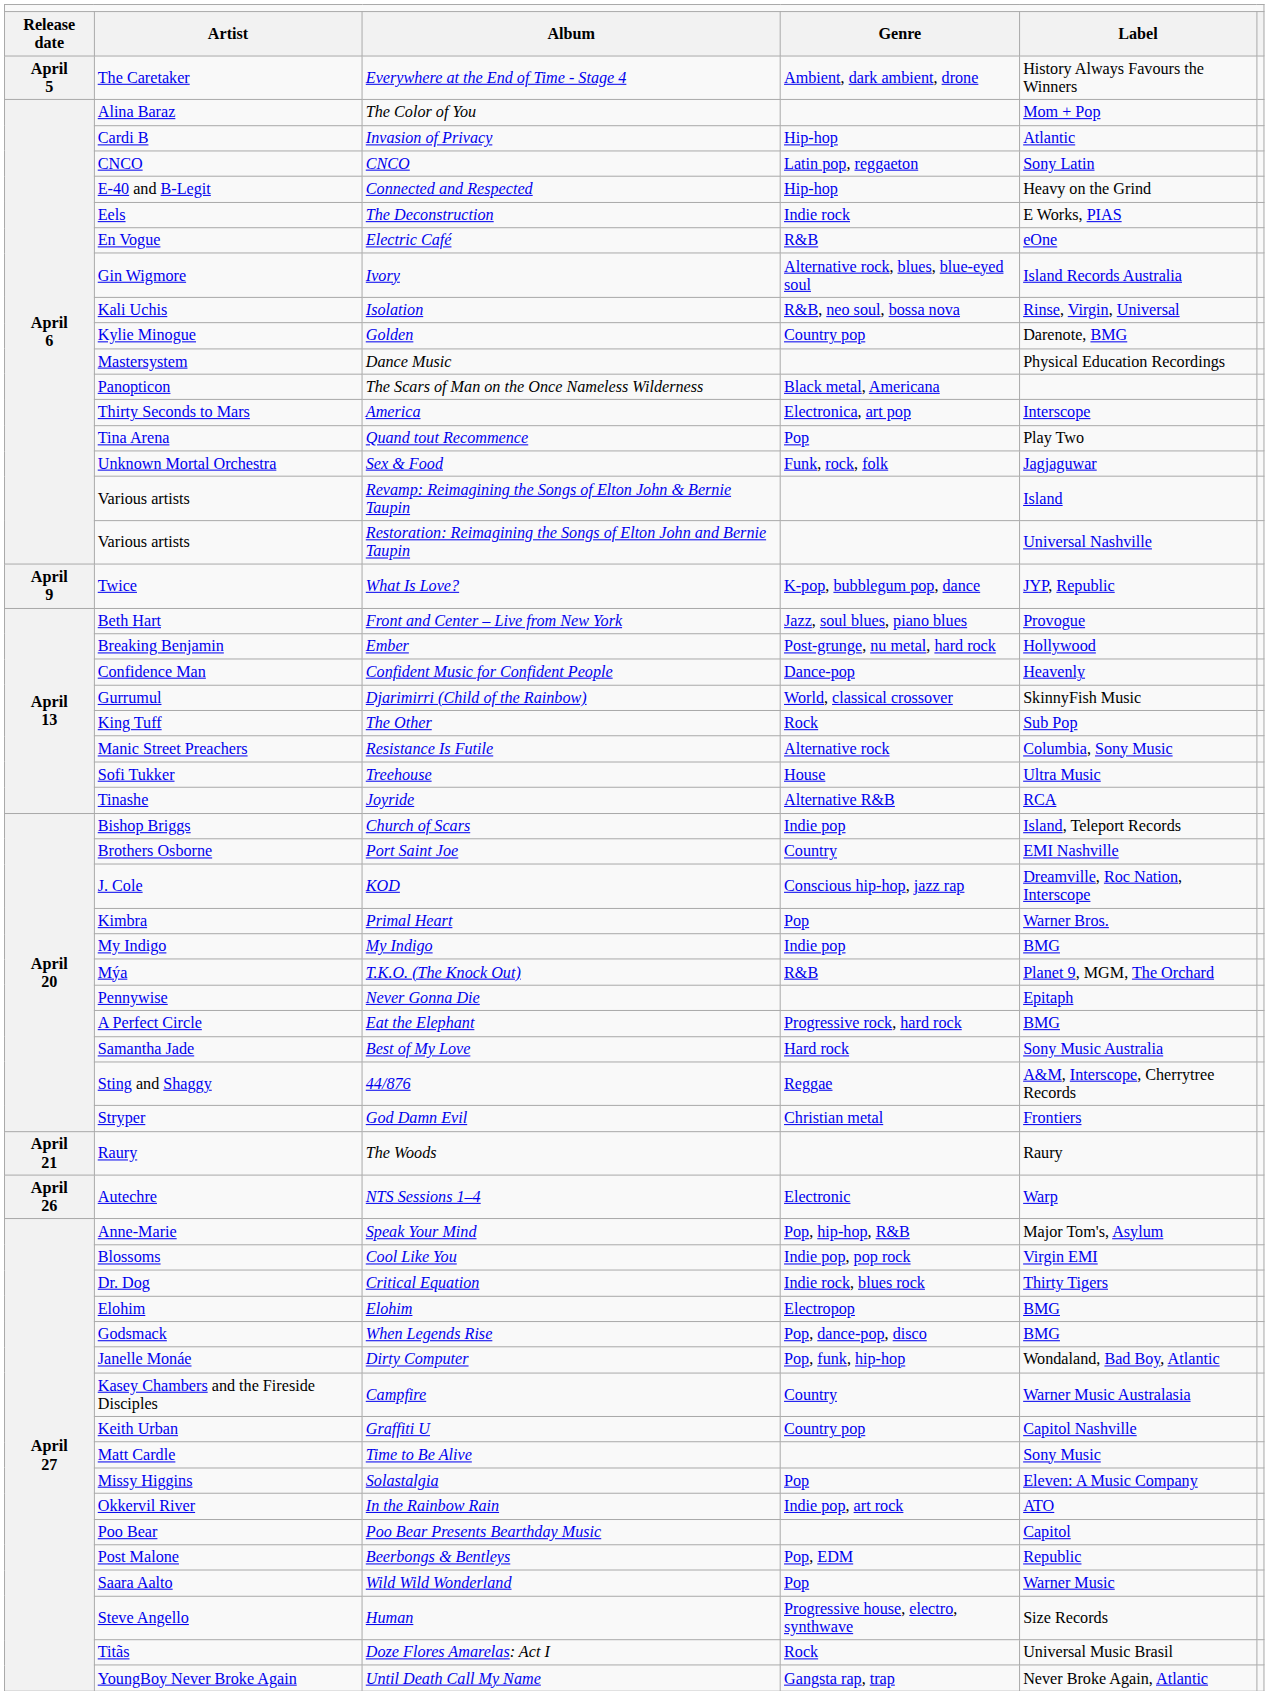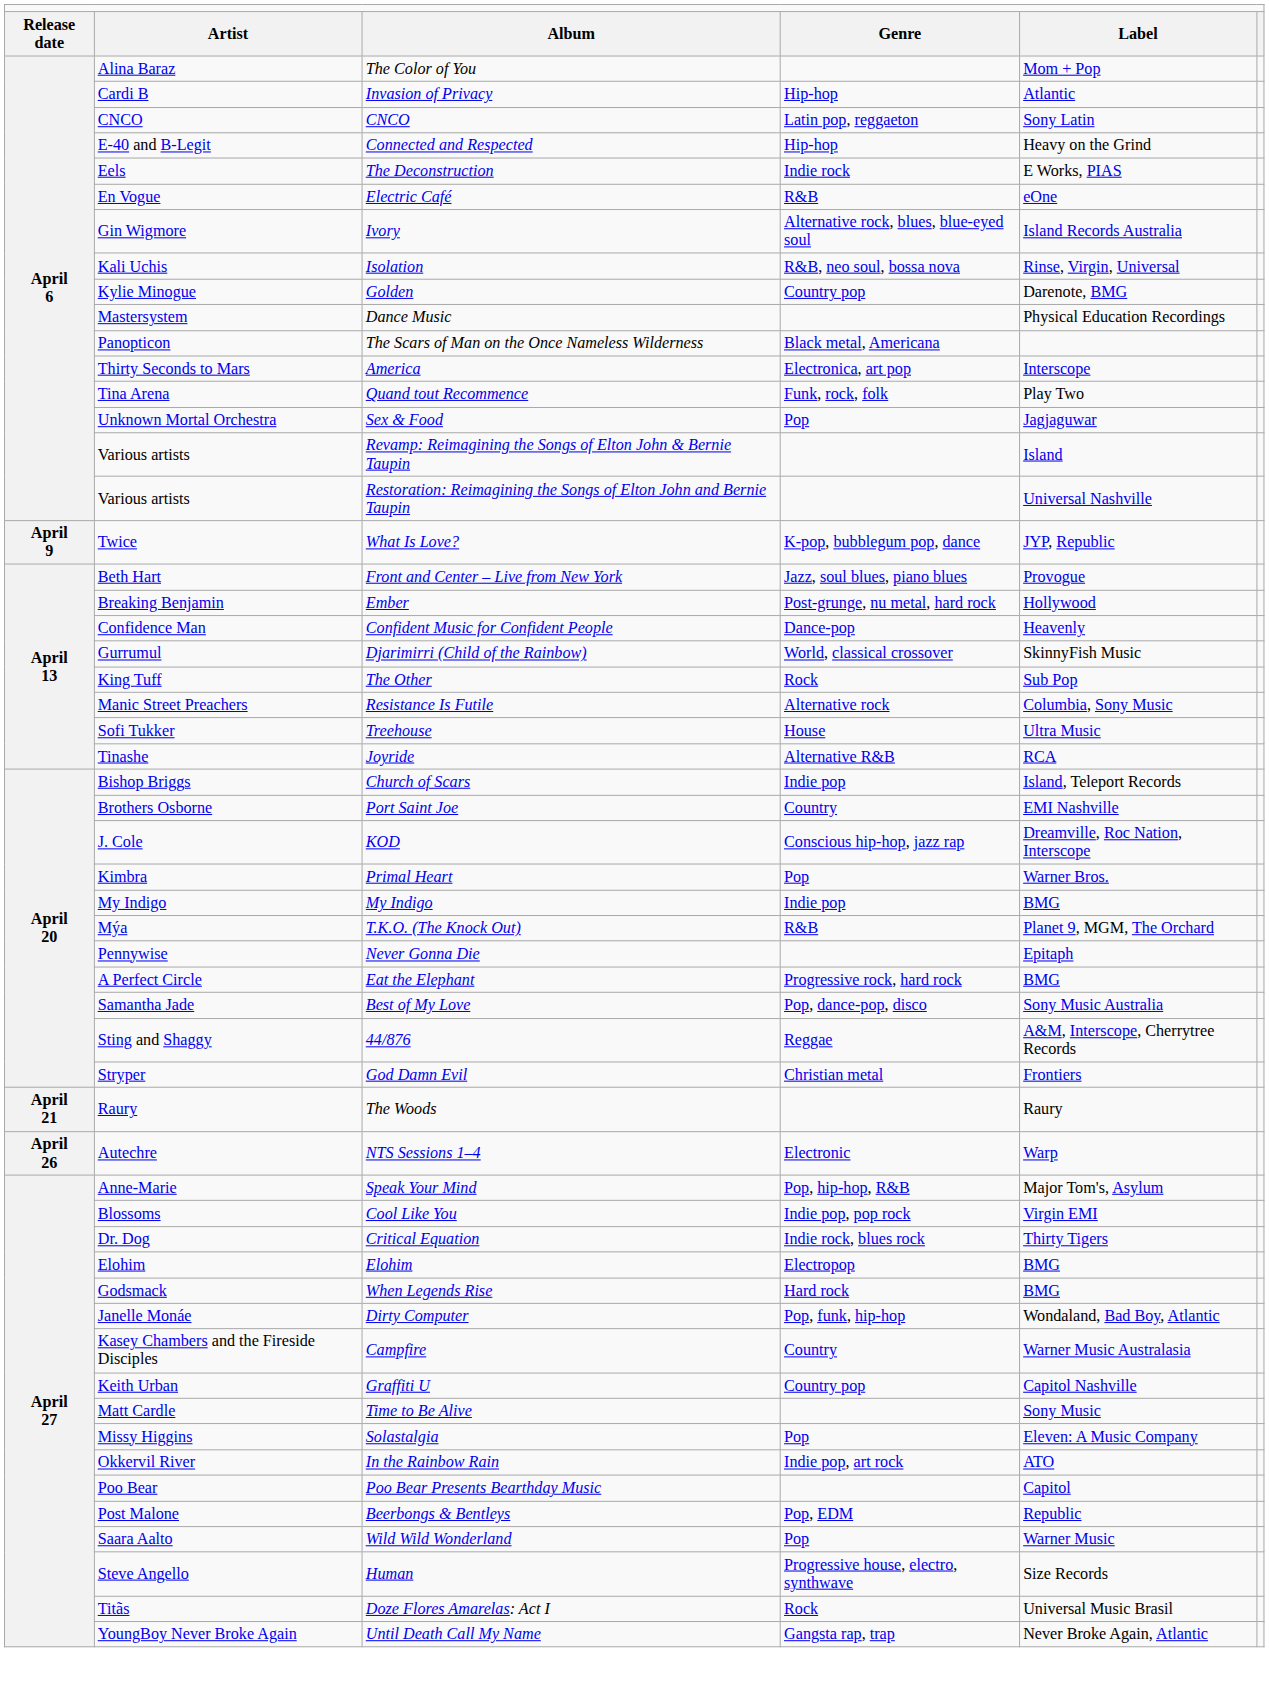- row: (496, 77)
(797, 438) Pop -> (836, 394) Funk, rock, folk
(836, 463) Funk, rock, folk -> (797, 419) Pop
(817, 1049) Hard rock -> (855, 1005) Pop, dance-pop, disco
(855, 1334) Pop, dance-pop, disco -> (817, 1290) Hard rock
